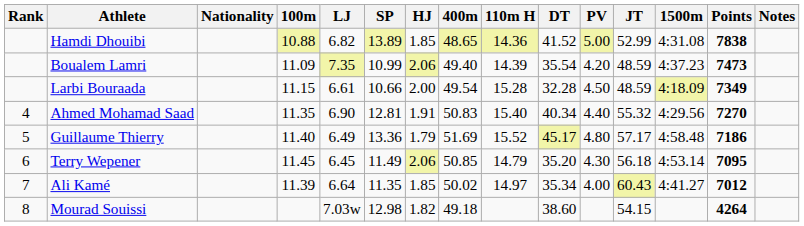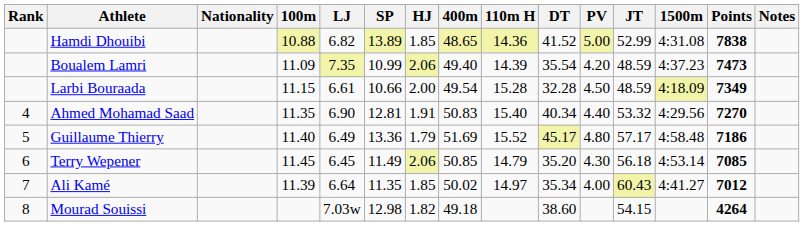(634, 112) 55.32 -> (634, 112) 53.32
(732, 161) 7095 -> (732, 161) 7085
